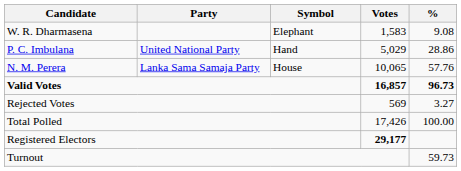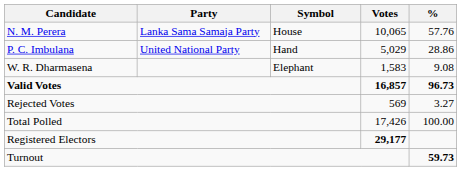rows swapped: (36, 67) <-> (50, 31)
(441, 157) normal -> (441, 157) bold
